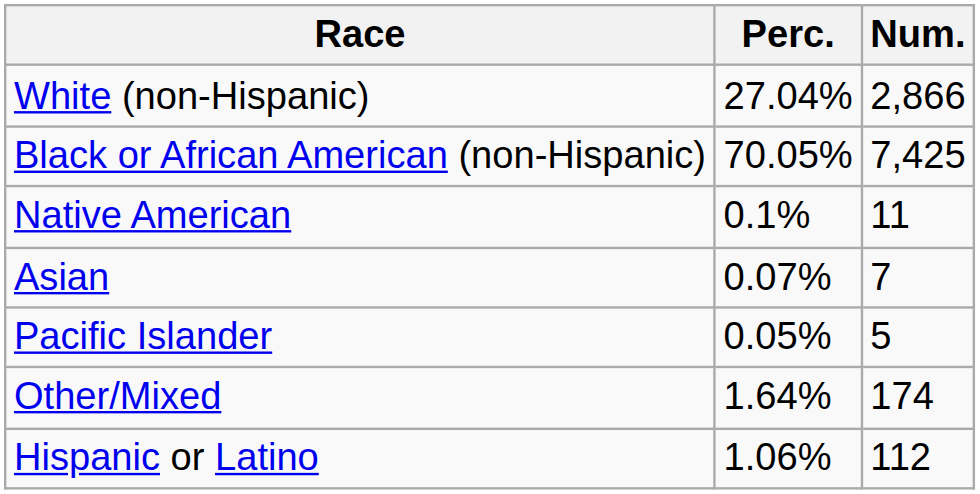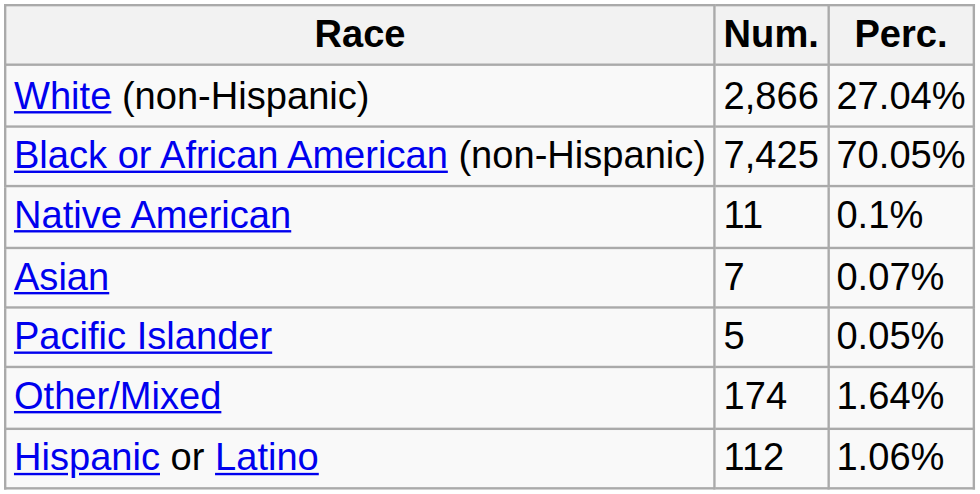columns swapped: (918, 34) <-> (788, 34)
